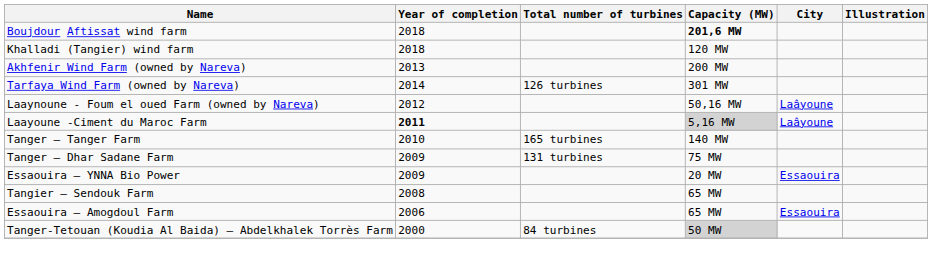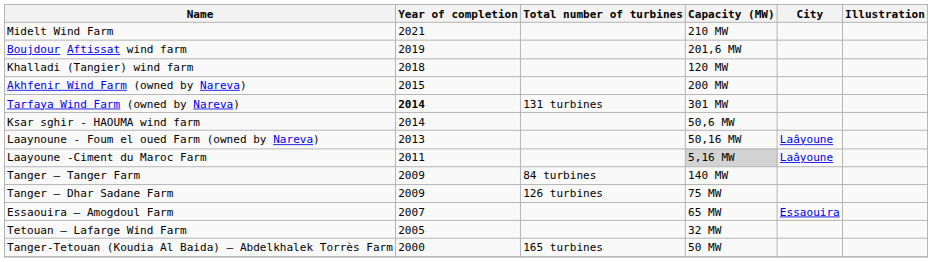+ row: (60, 31)
(411, 31) 2018 -> (411, 49) 2019
(715, 31) bold -> (715, 49) normal
(411, 67) 2013 -> (411, 85) 2015
(411, 85) normal -> (411, 103) bold
(563, 85) 126 turbines -> (563, 103) 131 turbines
+ row: (104, 121)
(411, 103) 2012 -> (411, 139) 2013
(411, 121) bold -> (411, 158) normal
(411, 139) 2010 -> (411, 176) 2009
(563, 139) 165 turbines -> (560, 176) 84 turbines
(563, 158) 131 turbines -> (563, 194) 126 turbines
- row: (94, 176)
- row: (80, 194)
(411, 212) 2006 -> (411, 212) 2007
+ row: (97, 230)
(560, 230) 84 turbines -> (563, 248) 165 turbines
(705, 230) lightgrey background -> (705, 248) no background
